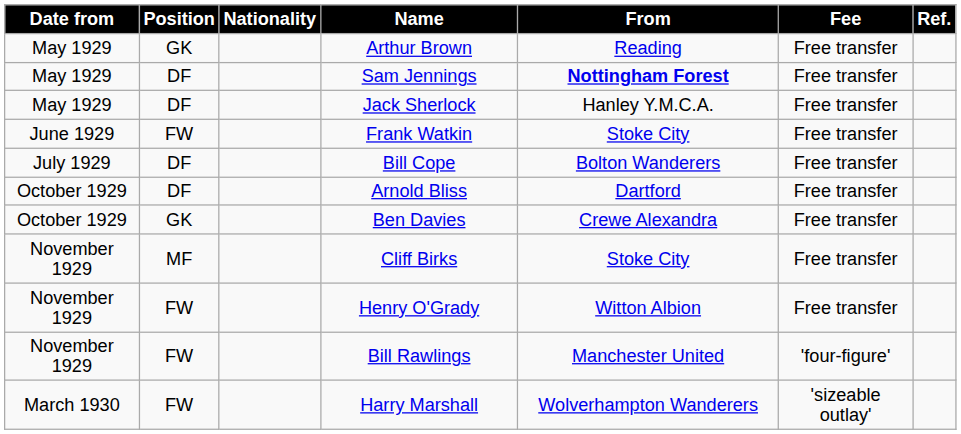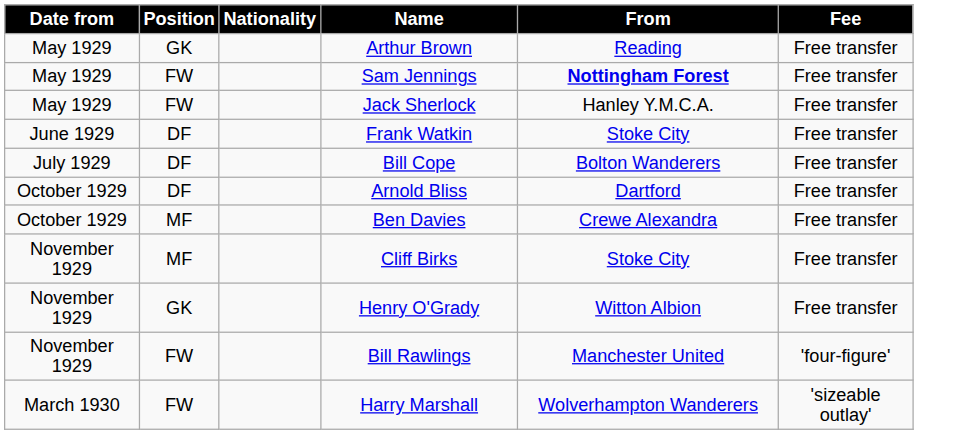- column: (934, 19)
(179, 77) DF -> (179, 77) FW
(179, 105) DF -> (179, 105) FW
(179, 134) FW -> (179, 134) DF
(179, 220) GK -> (179, 220) MF
(179, 308) FW -> (179, 308) GK
